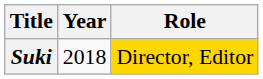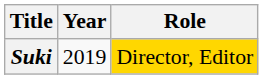(85, 56) 2018 -> (85, 56) 2019
